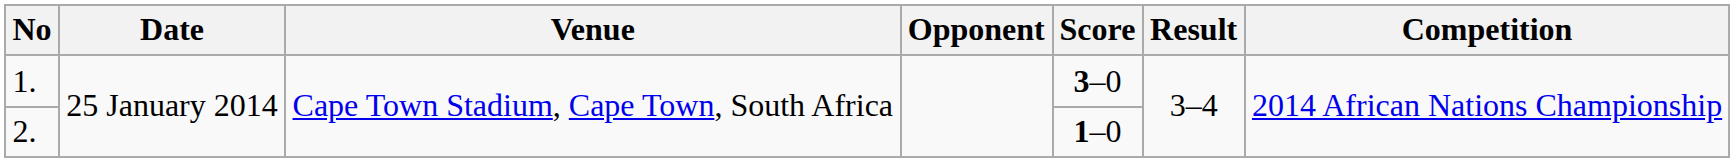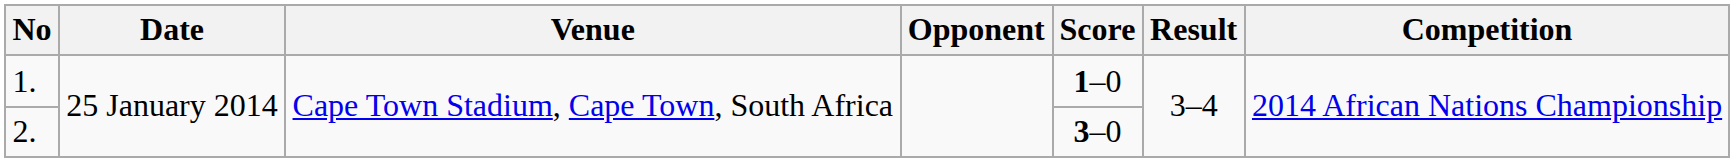(1097, 80) 3–0 -> (1097, 80) 1–0
(1097, 131) 1–0 -> (1097, 131) 3–0
